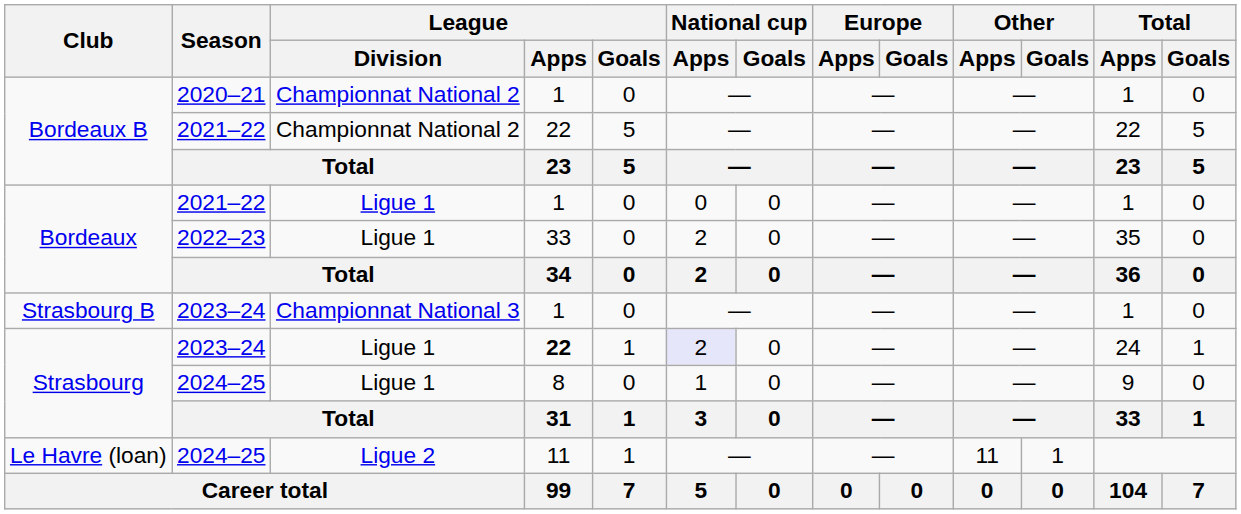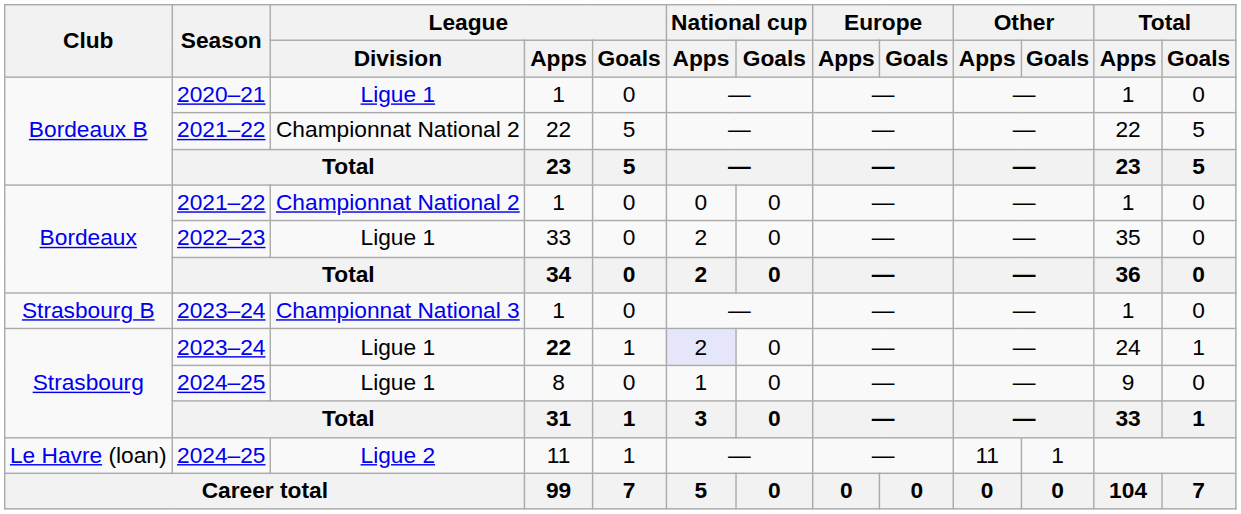(398, 94) Championnat National 2 -> (398, 94) Ligue 1
(398, 202) Ligue 1 -> (398, 202) Championnat National 2
